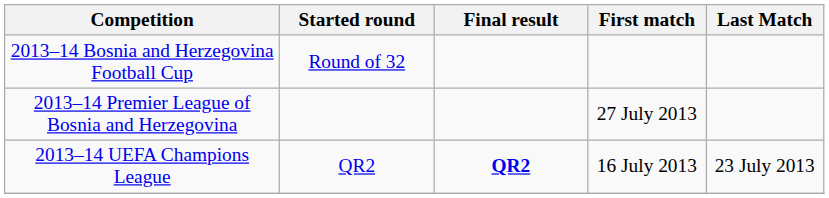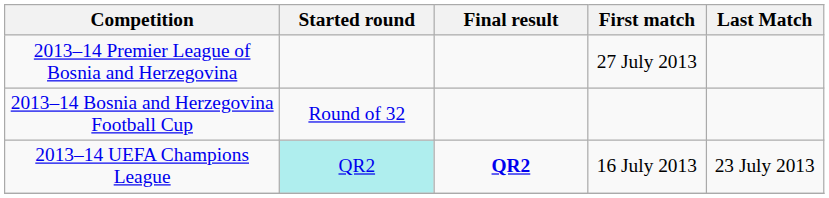rows swapped: (142, 113) <-> (142, 61)
(357, 166) no background -> (357, 166) paleturquoise background
